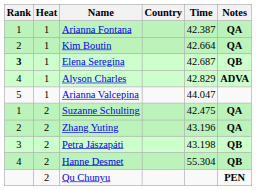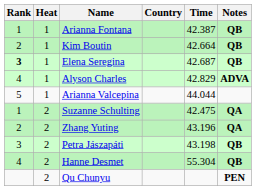(235, 29) QA -> (235, 29) QB
(235, 45) QA -> (235, 45) QB
(201, 95) 44.047 -> (201, 95) 44.044
